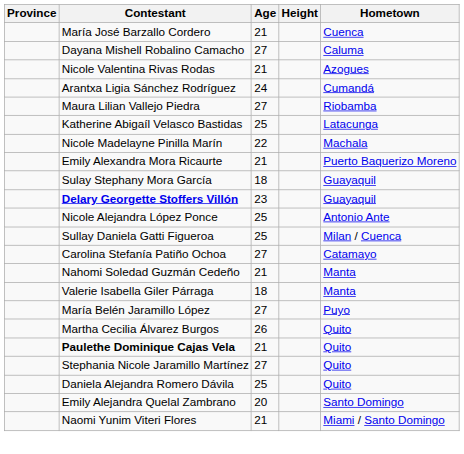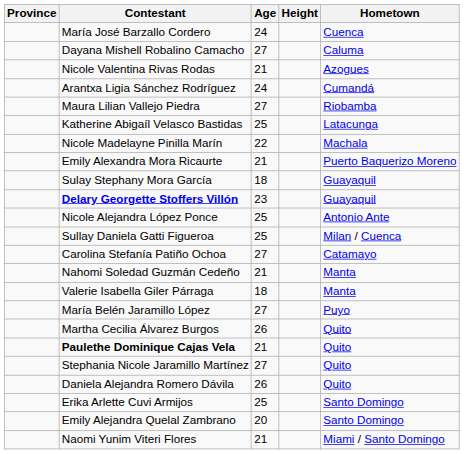(261, 32) 21 -> (261, 32) 24
(261, 384) 25 -> (261, 384) 26
+ row: (127, 402)
